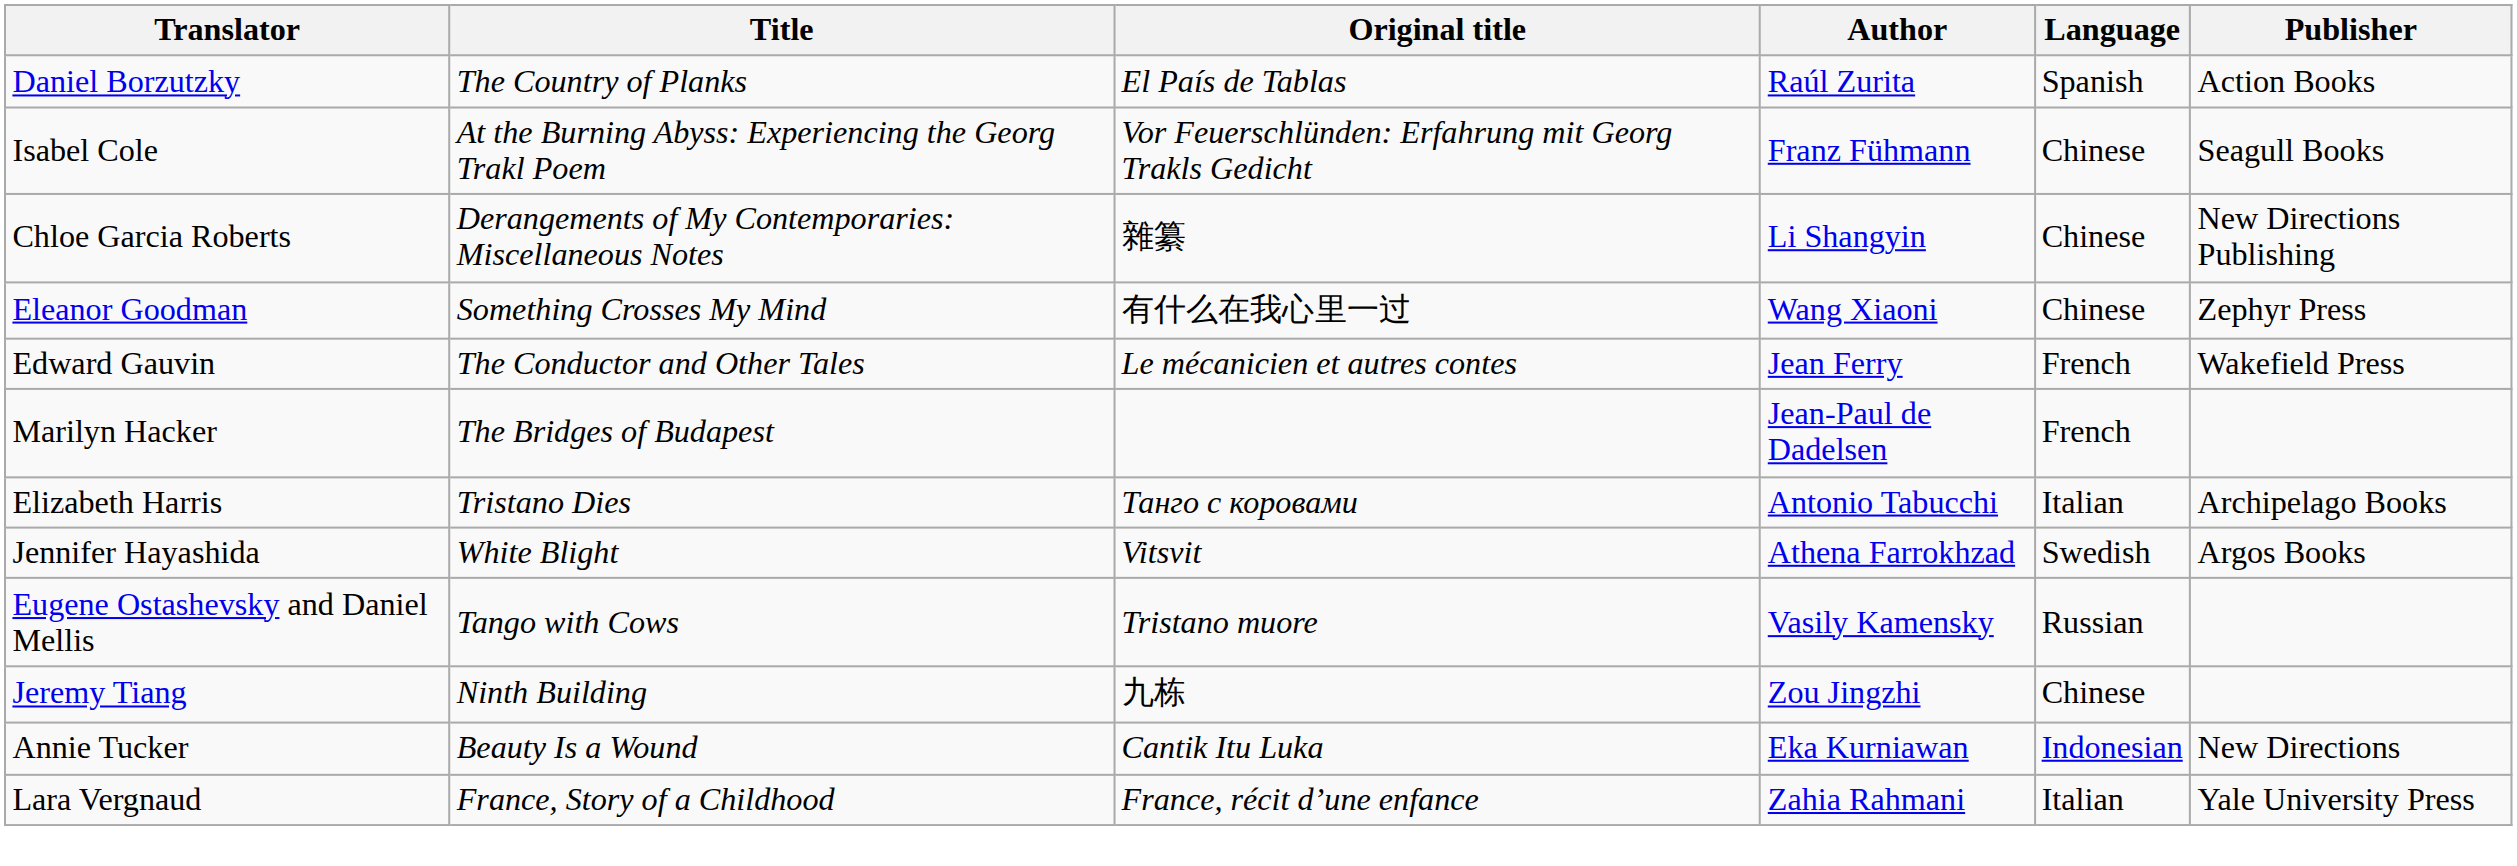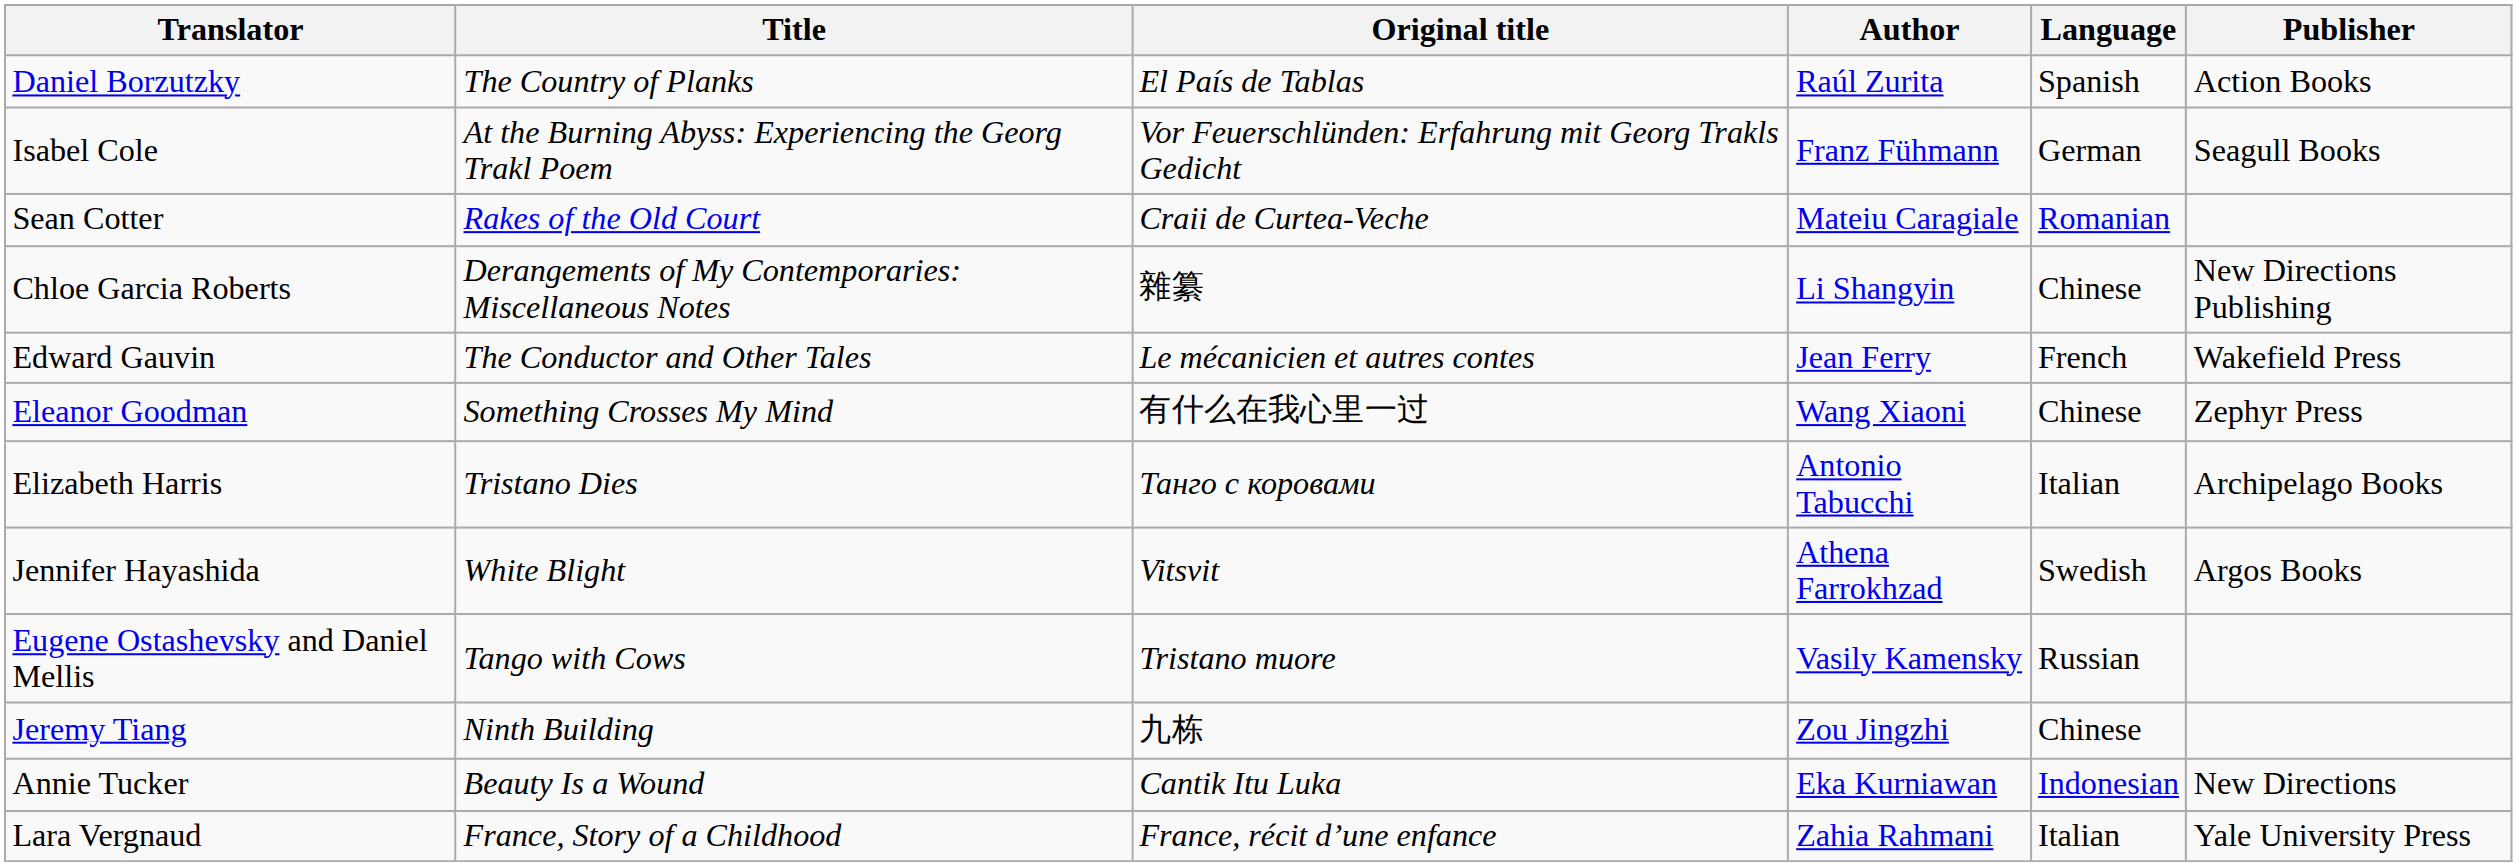(2093, 150) Chinese -> (2090, 150) German
+ row: (88, 219)
rows swapped: (114, 363) <-> (130, 309)
- row: (115, 432)
